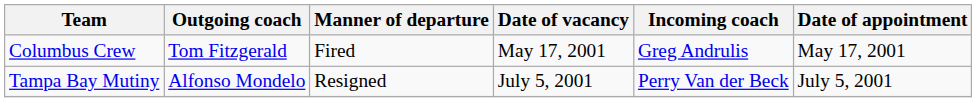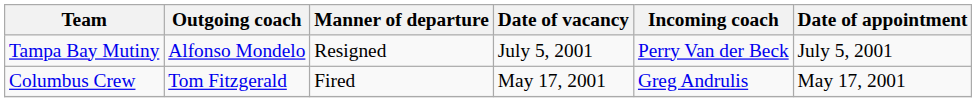rows swapped: (72, 50) <-> (84, 81)
